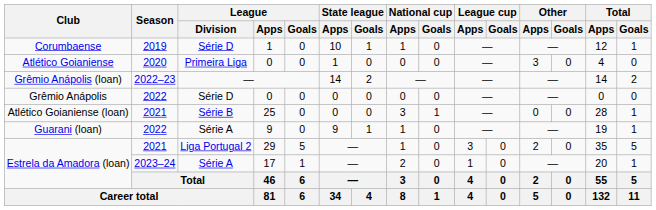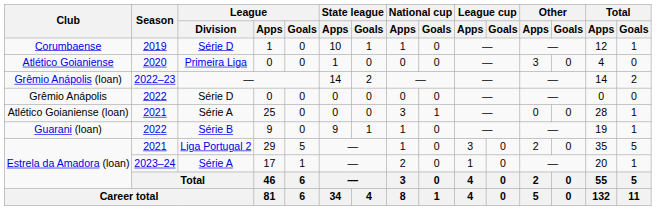(216, 113) Série B -> (216, 113) Série A
(216, 130) Série A -> (216, 130) Série B
